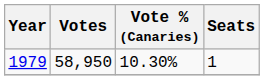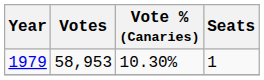(83, 62) 58,950 -> (83, 62) 58,953
